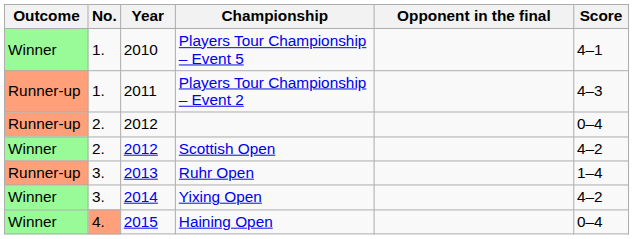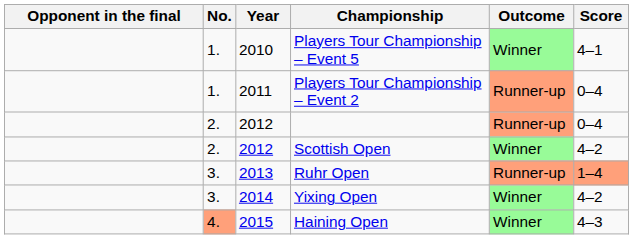columns swapped: (46, 16) <-> (474, 16)
(590, 91) 4–3 -> (590, 91) 0–4
(590, 173) no background -> (590, 173) lightsalmon background
(590, 221) 0–4 -> (590, 221) 4–3
